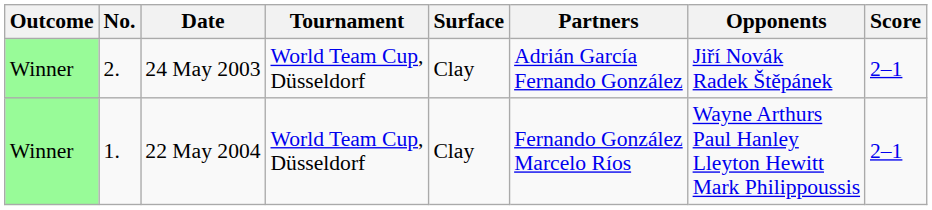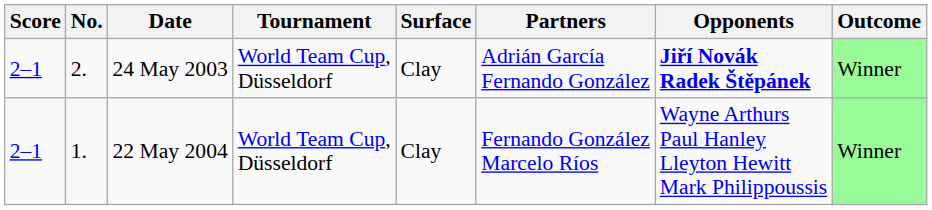columns swapped: (52, 21) <-> (896, 21)
(763, 68) normal -> (735, 68) bold
